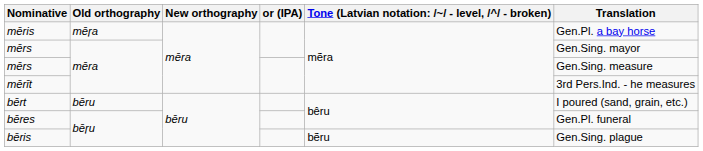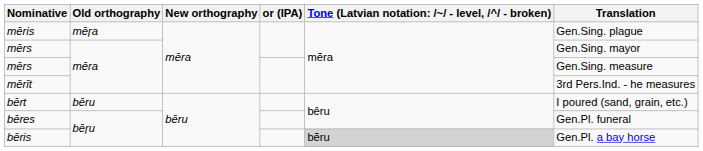(606, 31) Gen.Pl. a bay horse -> (600, 31) Gen.Sing. plague
(319, 137) no background -> (319, 137) lightgrey background
(600, 137) Gen.Sing. plague -> (606, 137) Gen.Pl. a bay horse
